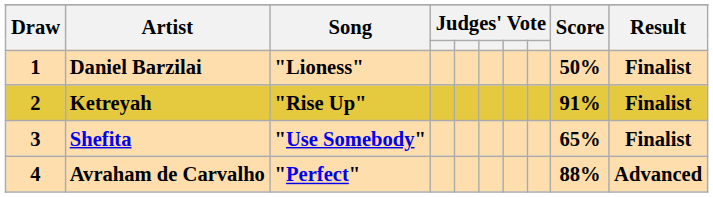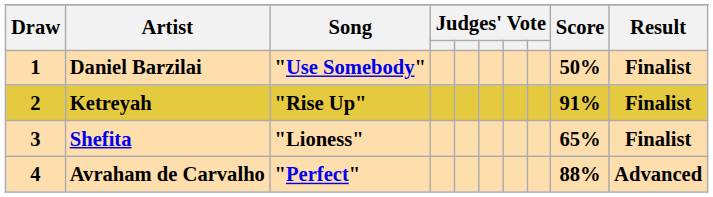(319, 68) "Lioness" -> (350, 68) "Use Somebody"
(350, 139) "Use Somebody" -> (319, 139) "Lioness"
